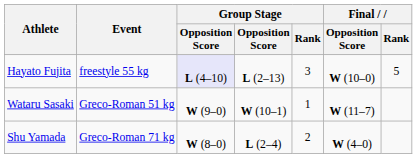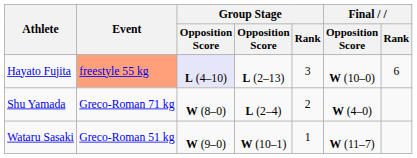(114, 71) no background -> (114, 71) lightsalmon background
(396, 71) 5 -> (396, 71) 6
rows swapped: (40, 104) <-> (36, 137)
